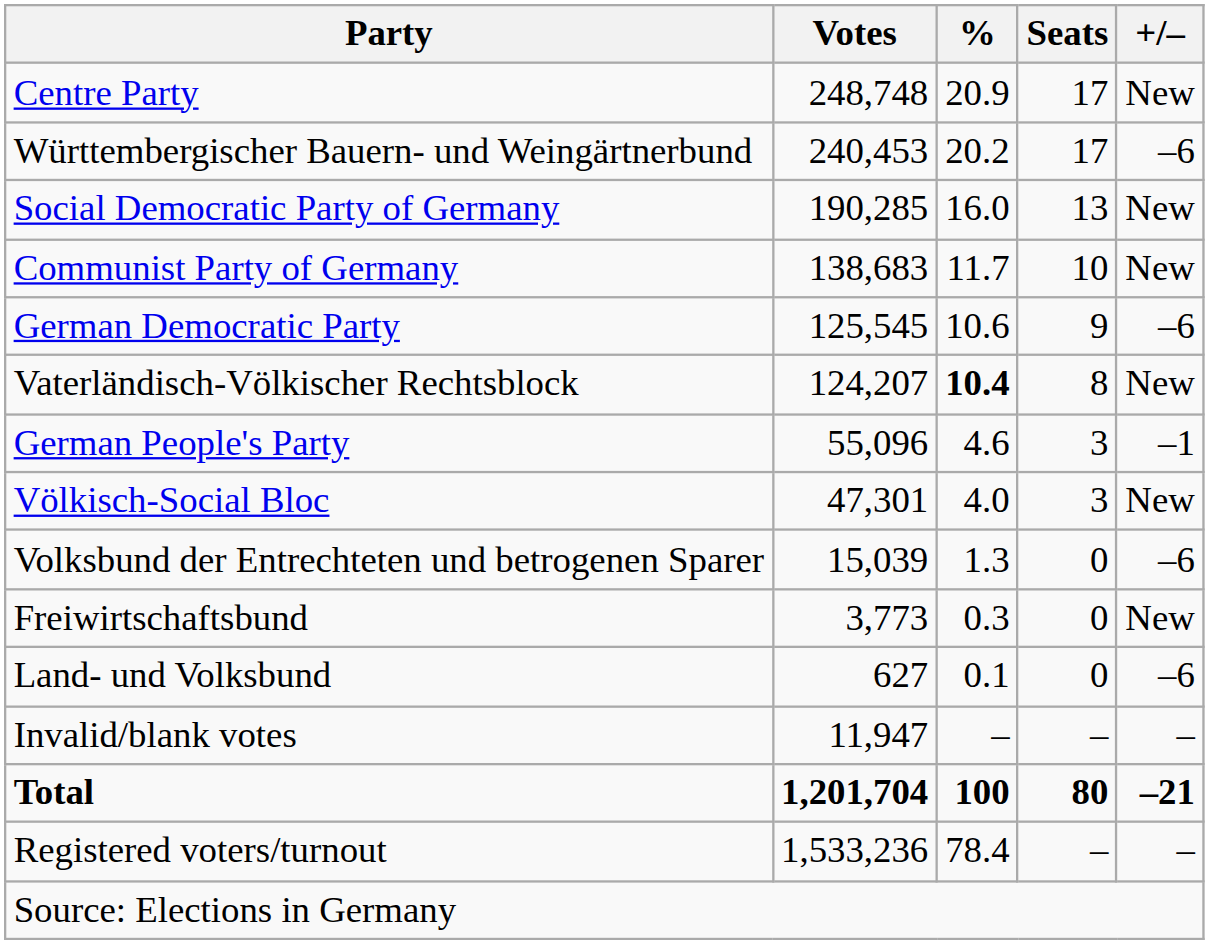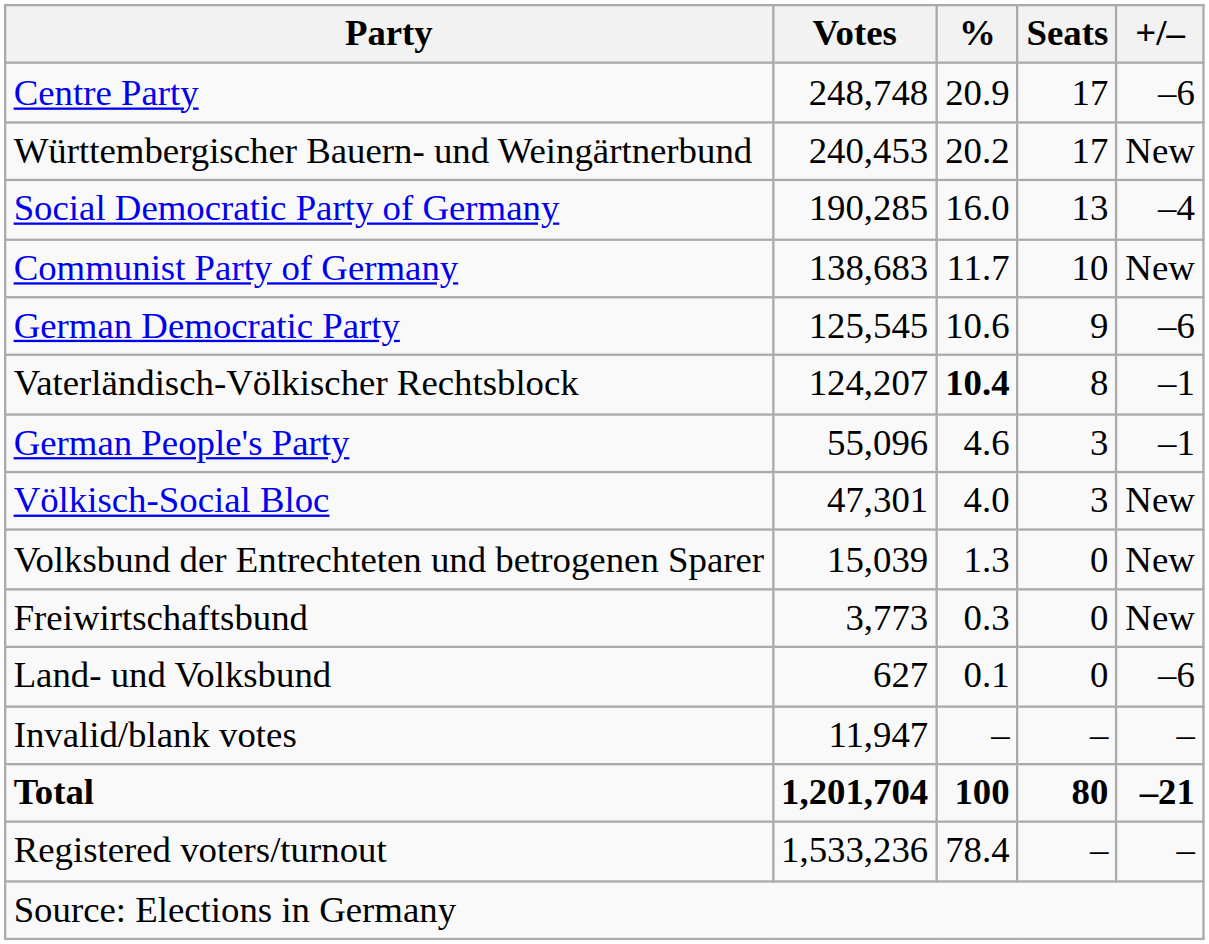(1160, 92) New -> (1176, 92) –6
(1176, 150) –6 -> (1160, 150) New
(1160, 208) New -> (1176, 208) –4
(1160, 383) New -> (1176, 383) –1
(1176, 558) –6 -> (1160, 558) New
